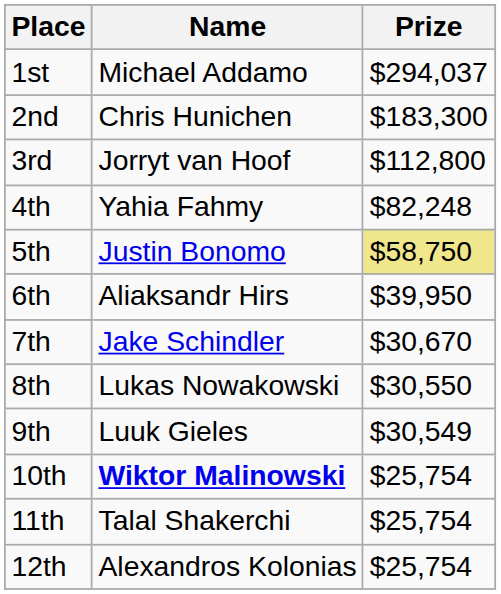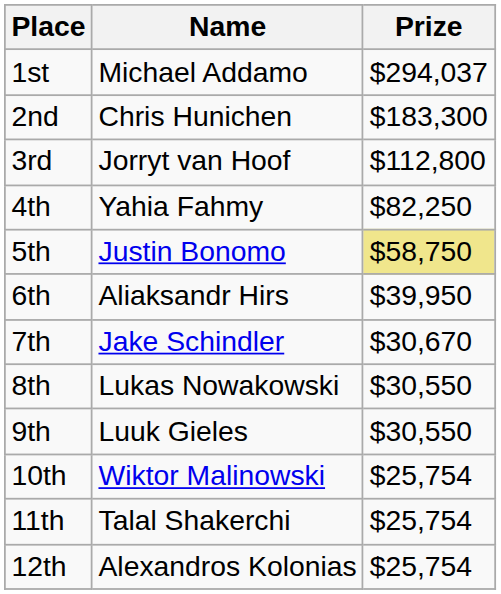(421, 206) $82,248 -> (421, 206) $82,250
(421, 431) $30,549 -> (421, 431) $30,550
(222, 476) bold -> (212, 476) normal
